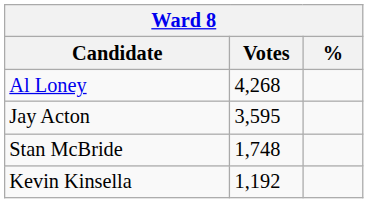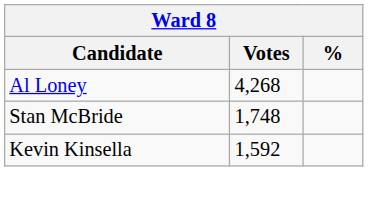- row: (50, 117)
(257, 181) 1,192 -> (257, 149) 1,592
